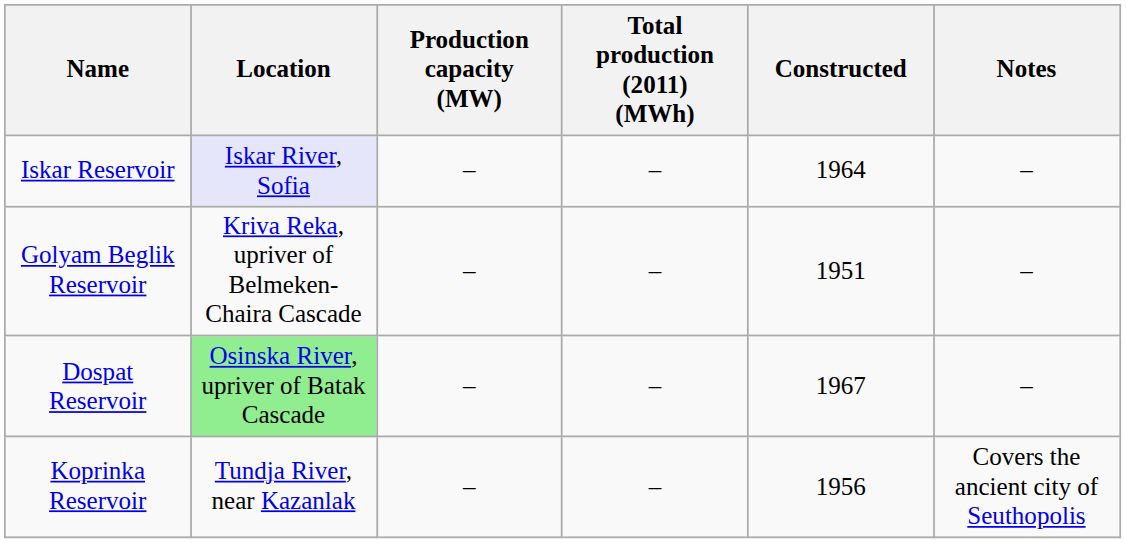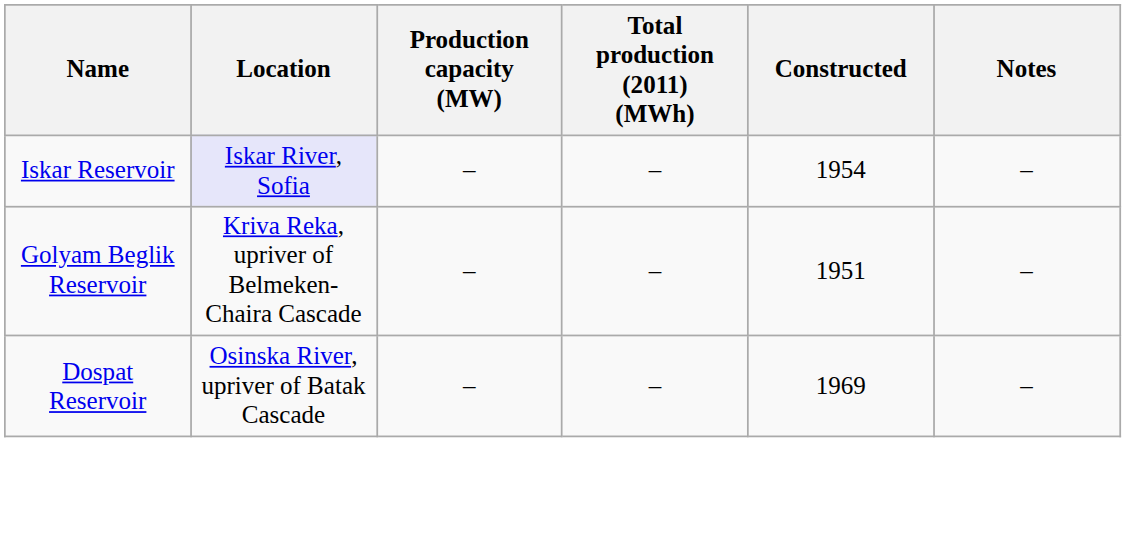(841, 170) 1964 -> (841, 170) 1954
(283, 386) lightgreen background -> (283, 386) no background
(841, 386) 1967 -> (841, 386) 1969
- row: (98, 486)
